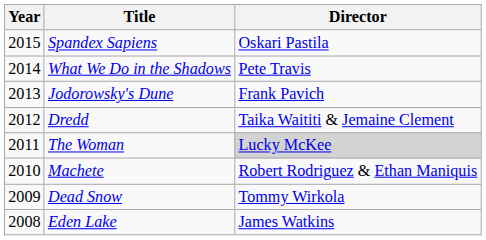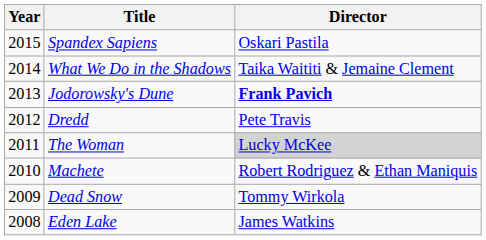(275, 68) Pete Travis -> (346, 68) Taika Waititi & Jemaine Clement
(281, 94) normal -> (285, 94) bold
(346, 119) Taika Waititi & Jemaine Clement -> (275, 119) Pete Travis
